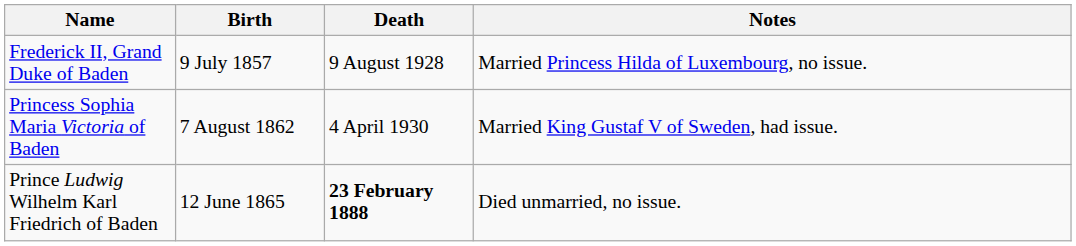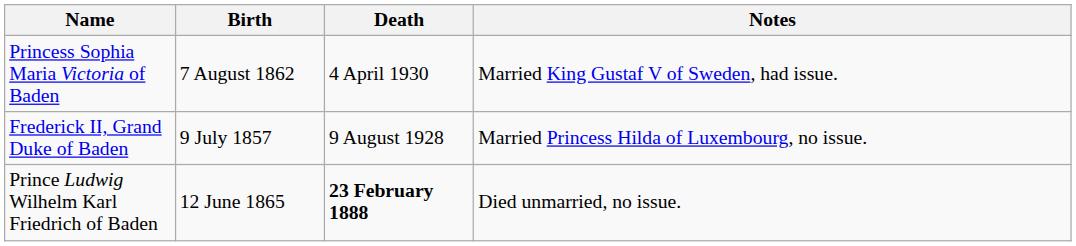rows swapped: (85, 62) <-> (77, 126)
